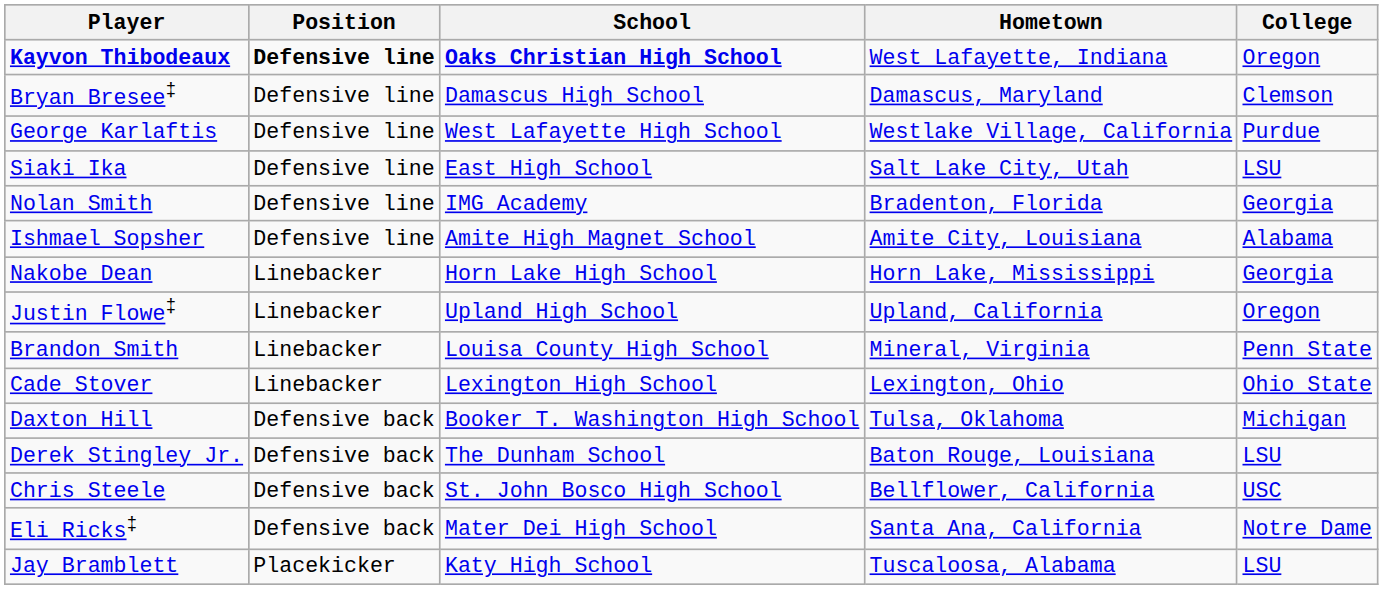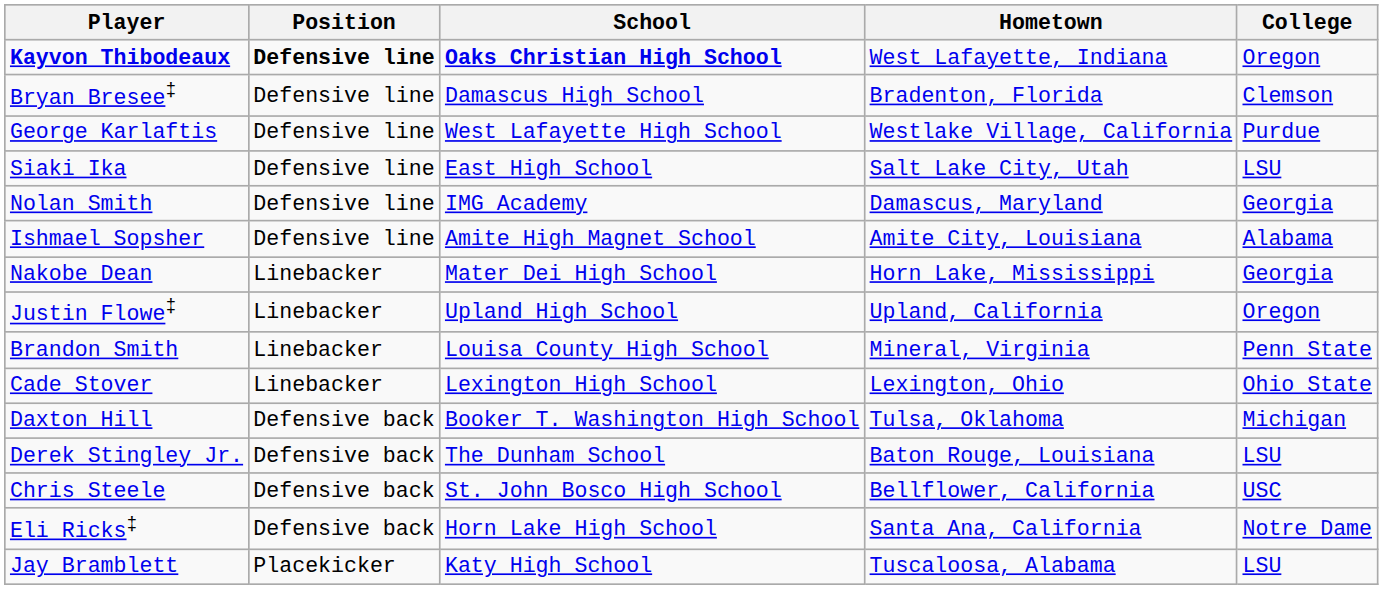(986, 96) Damascus, Maryland -> (986, 96) Bradenton, Florida
(986, 204) Bradenton, Florida -> (986, 204) Damascus, Maryland
(581, 274) Horn Lake High School -> (581, 274) Mater Dei High School
(581, 529) Mater Dei High School -> (581, 529) Horn Lake High School
